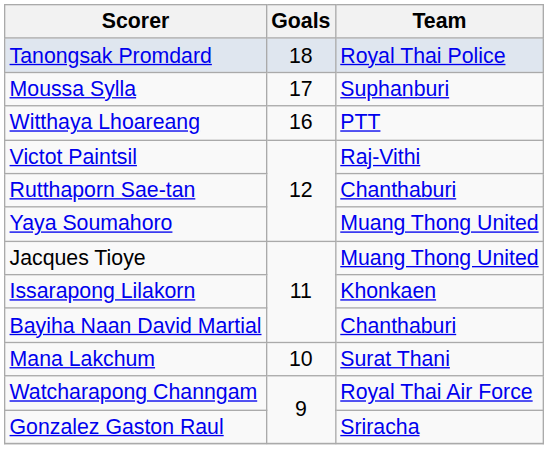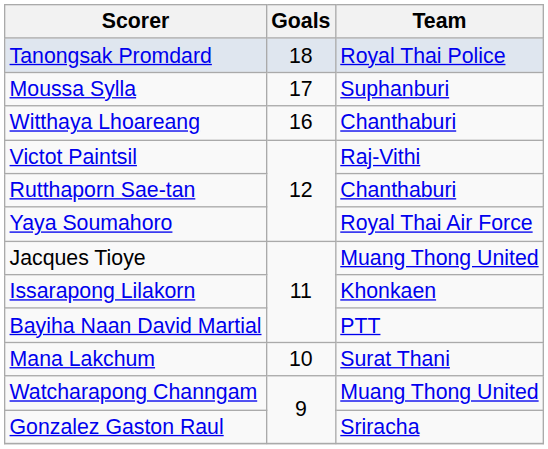(360, 122) PTT -> (398, 122) Chanthaburi
(439, 223) Muang Thong United -> (436, 223) Royal Thai Air Force
(398, 325) Chanthaburi -> (360, 325) PTT
(436, 392) Royal Thai Air Force -> (439, 392) Muang Thong United
